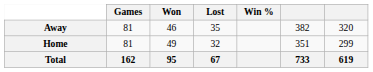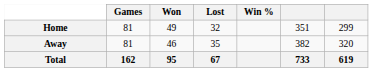rows swapped: (55, 43) <-> (55, 28)
